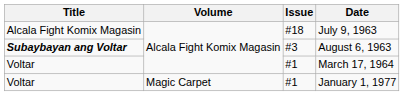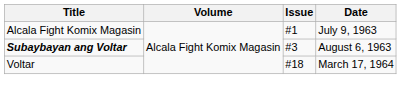(294, 30) #18 -> (291, 30) #1
(291, 64) #1 -> (294, 64) #18
- row: (357, 82)
